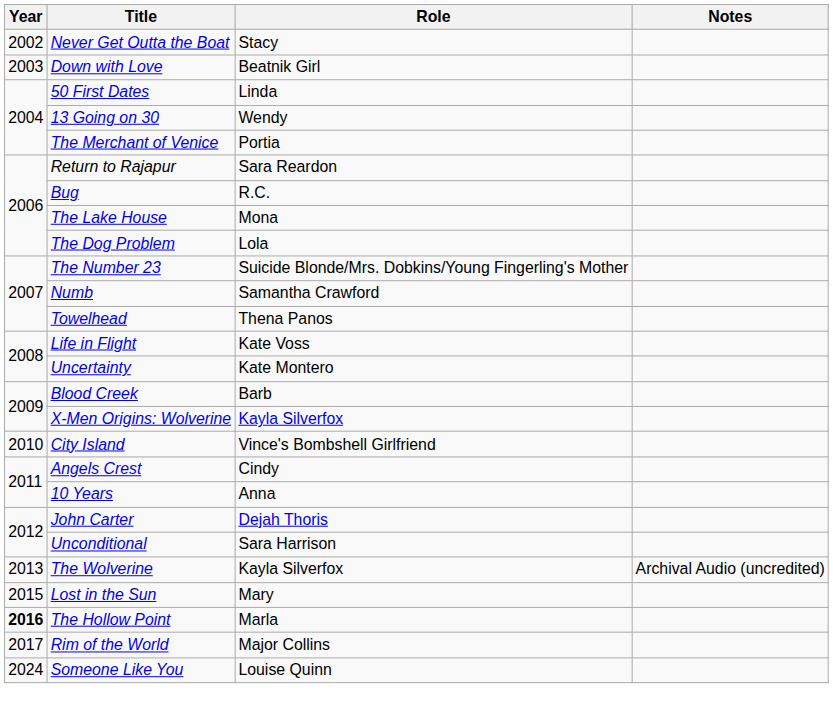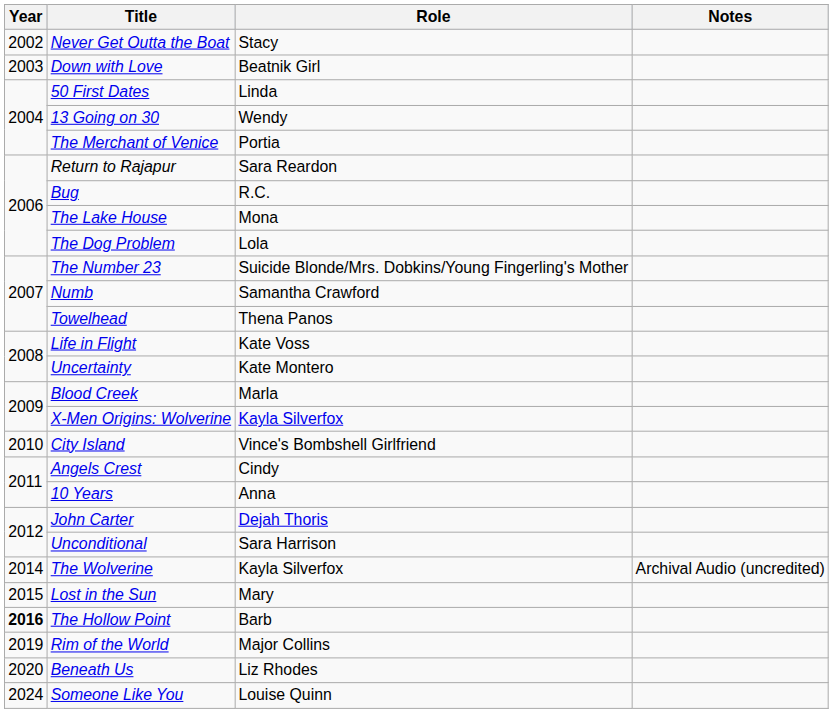(255, 393) Barb -> (258, 393) Marla
(26, 569) 2013 -> (26, 569) 2014
(258, 619) Marla -> (255, 619) Barb
(26, 645) 2017 -> (26, 645) 2019
+ row: (92, 670)
